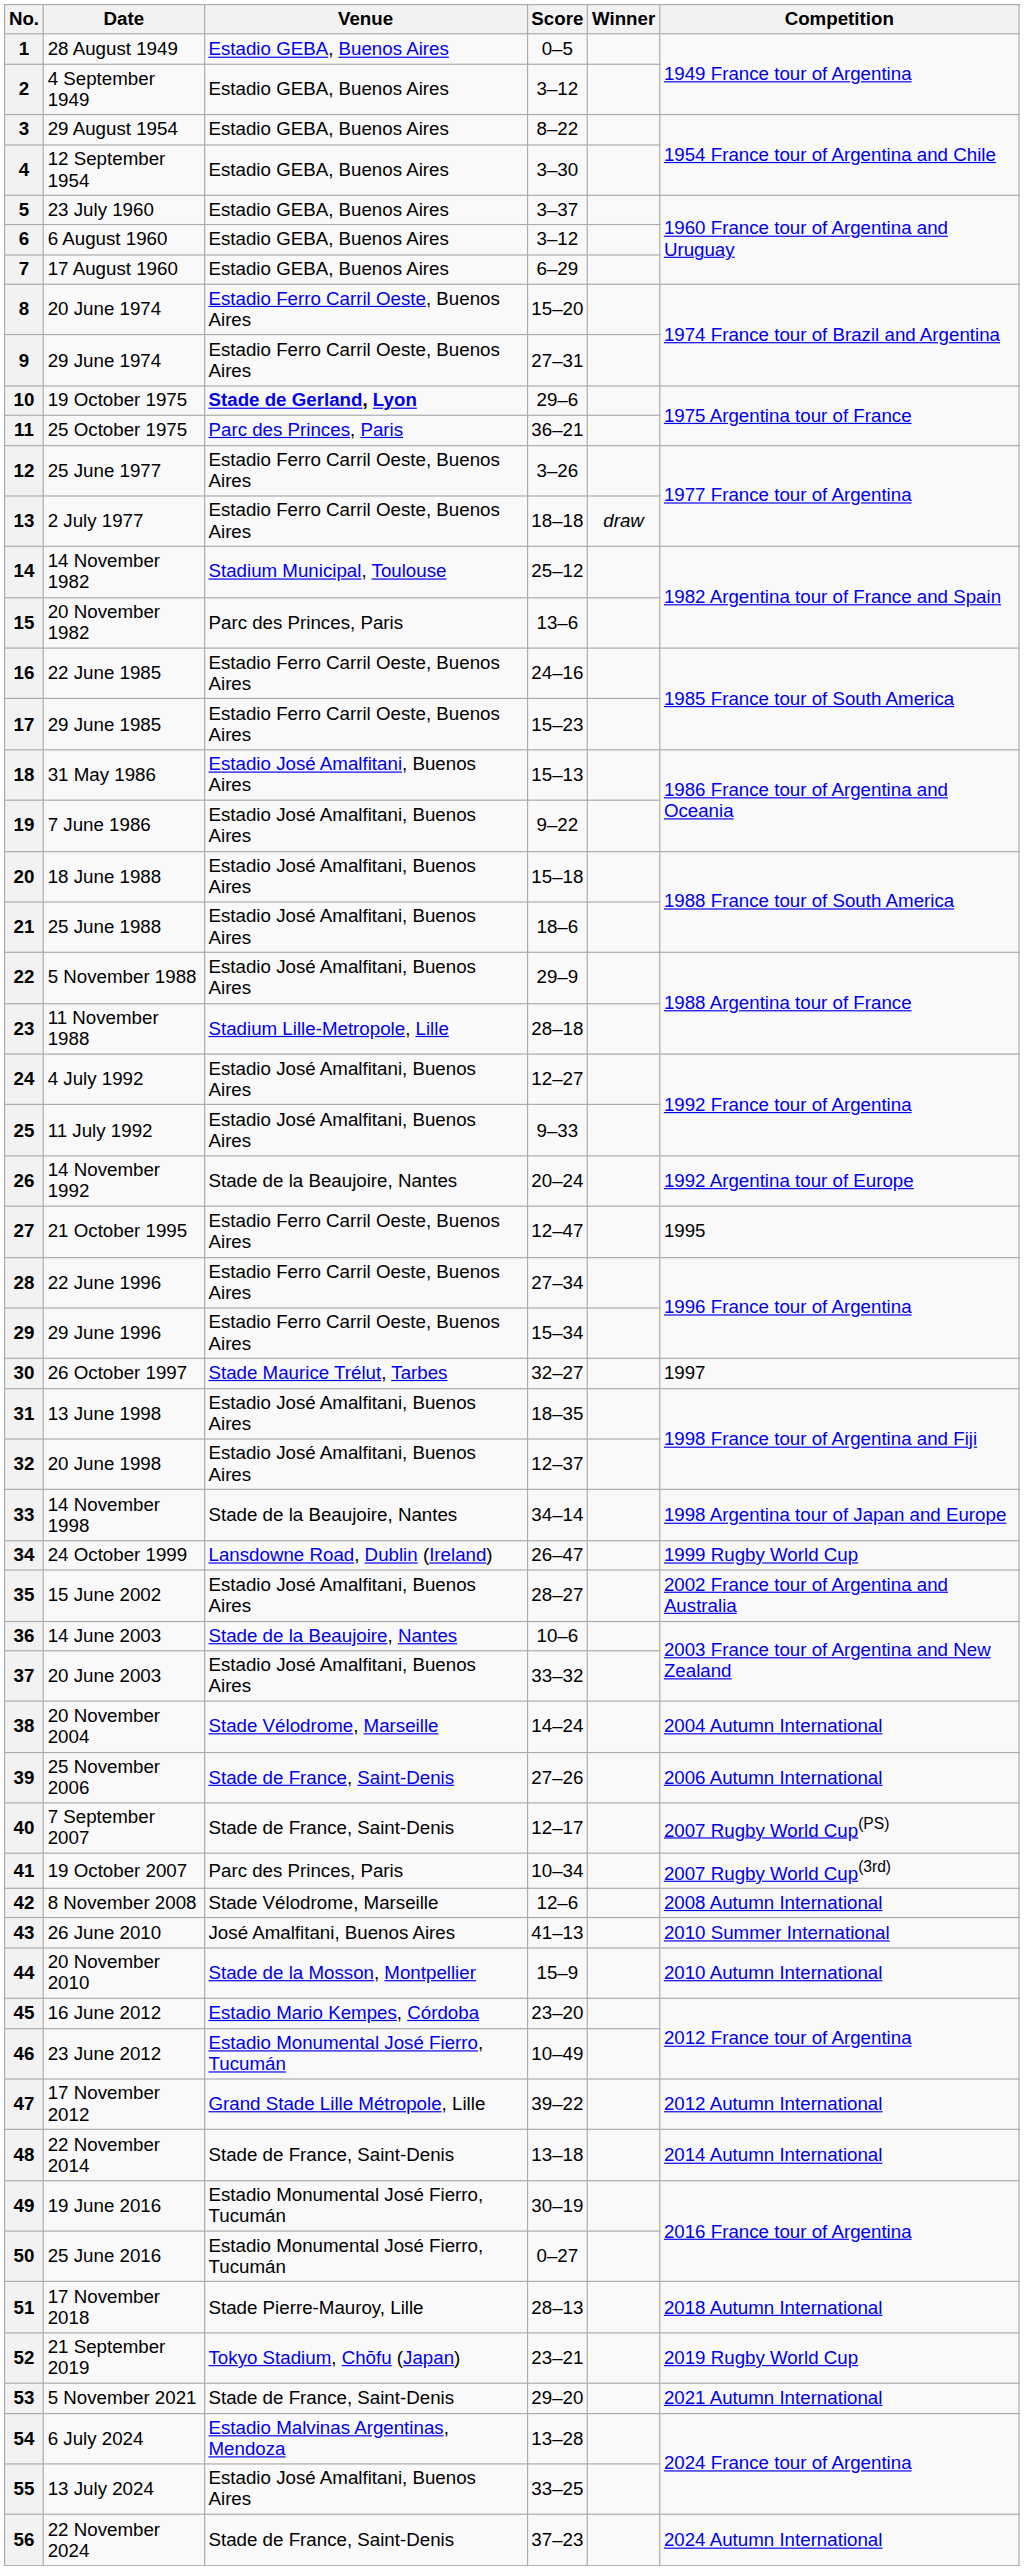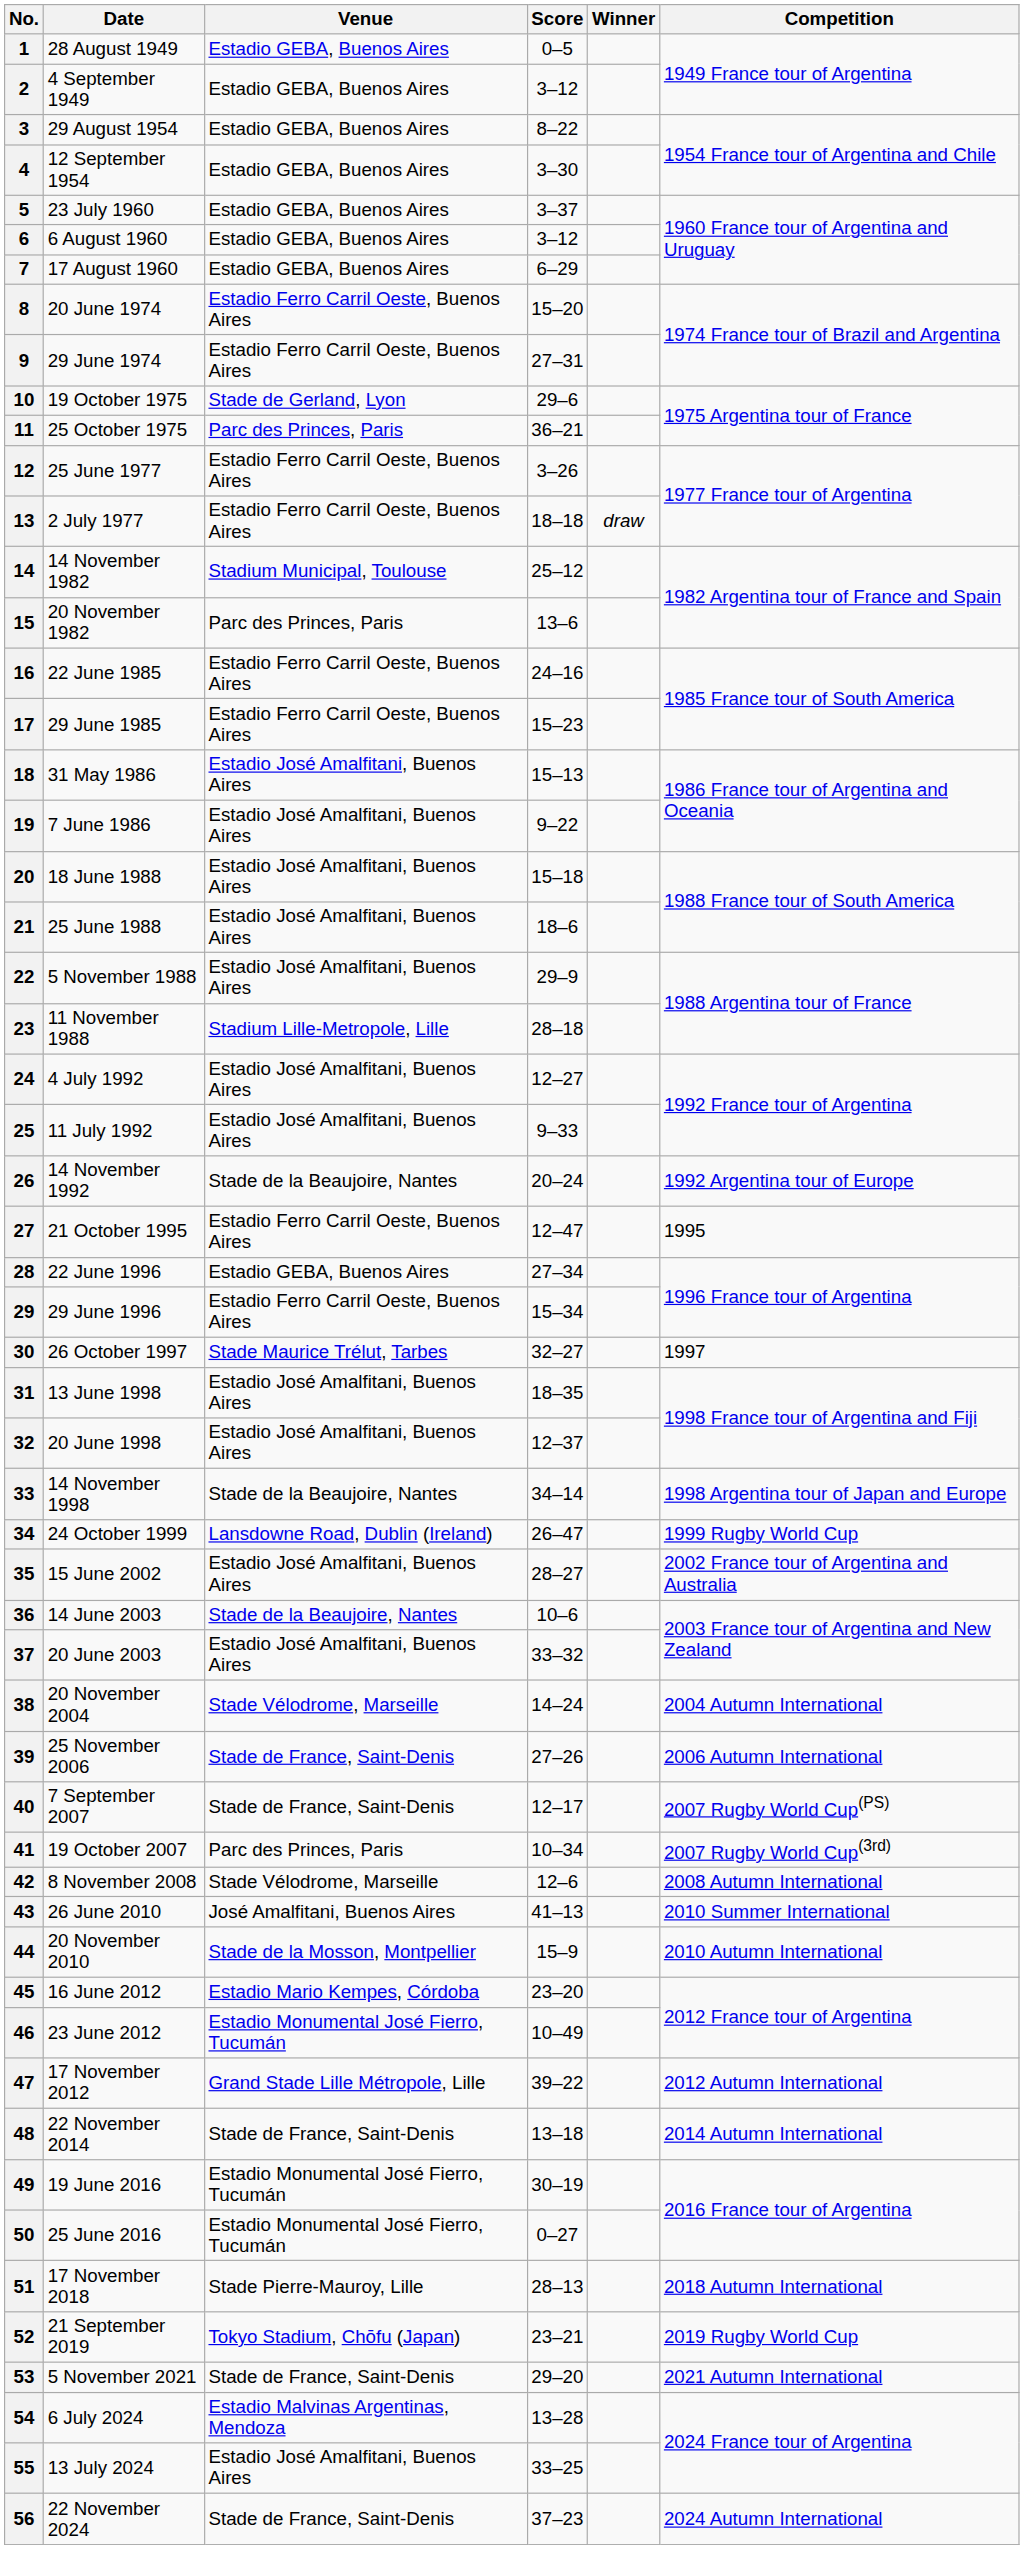(313, 400) bold -> (307, 400) normal
(354, 1282) Estadio Ferro Carril Oeste, Buenos Aires -> (329, 1271) Estadio GEBA, Buenos Aires
